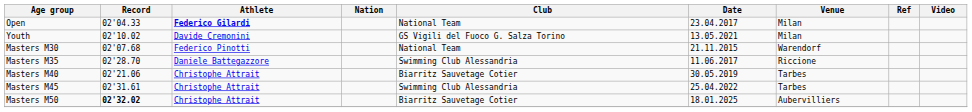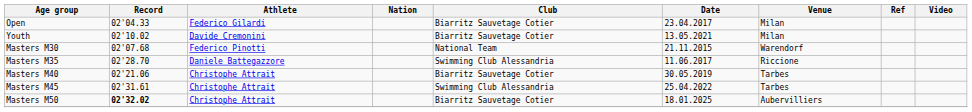(212, 24) bold -> (227, 24) normal
(430, 24) National Team -> (494, 24) Biarritz Sauvetage Cotier
(482, 37) GS Vigili del Fuoco G. Salza Torino -> (494, 37) Biarritz Sauvetage Cotier
